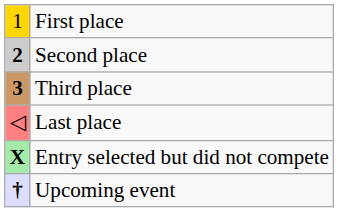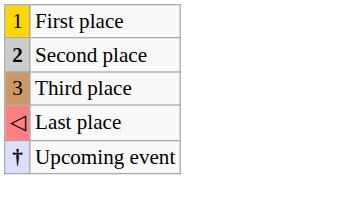(17, 88) bold -> (17, 88) normal
- row: (182, 156)
